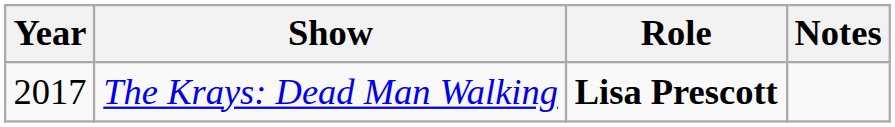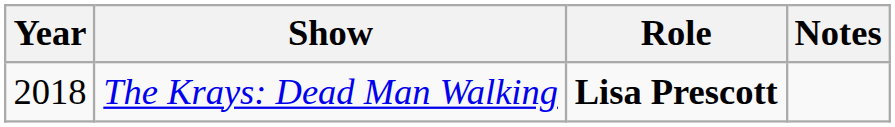(50, 91) 2017 -> (50, 91) 2018
